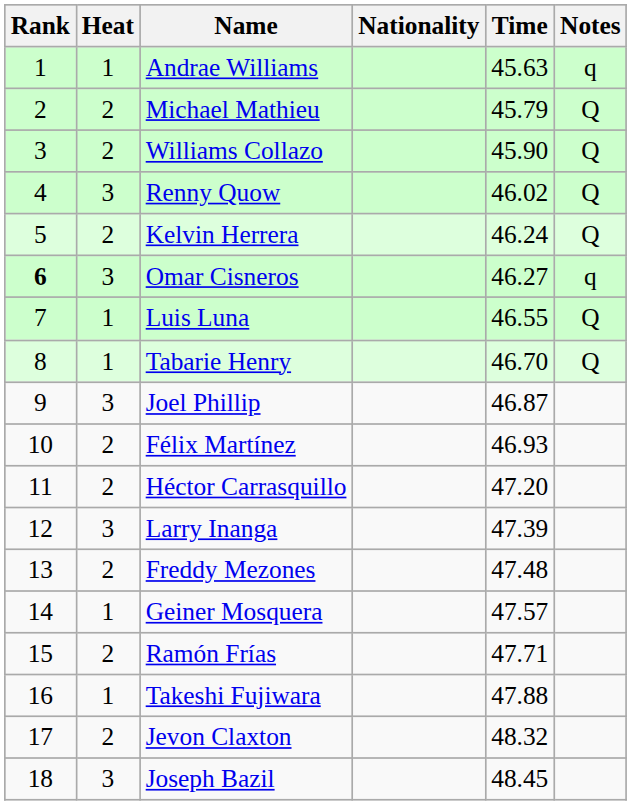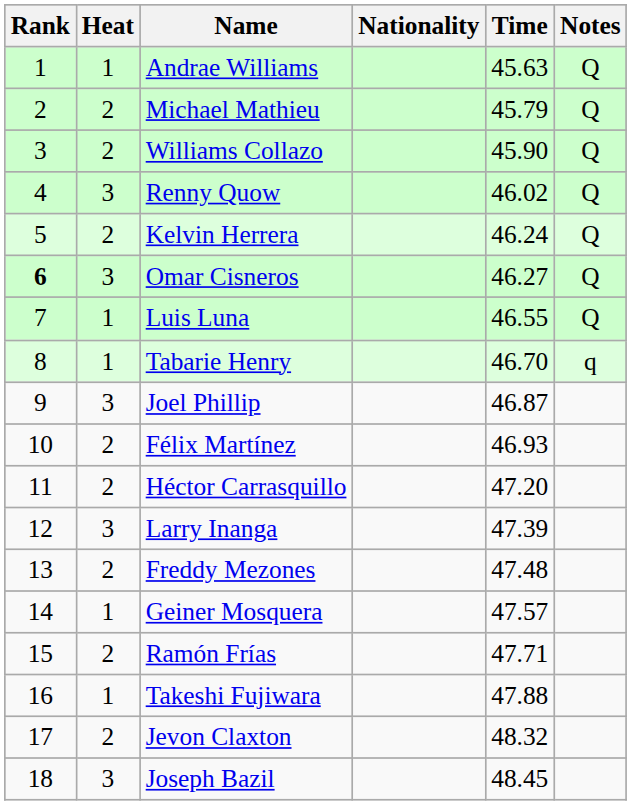(590, 67) q -> (590, 67) Q
(590, 276) q -> (590, 276) Q
(590, 360) Q -> (590, 360) q
